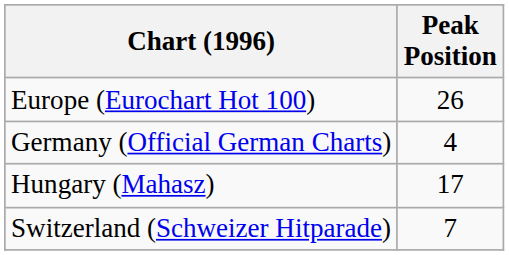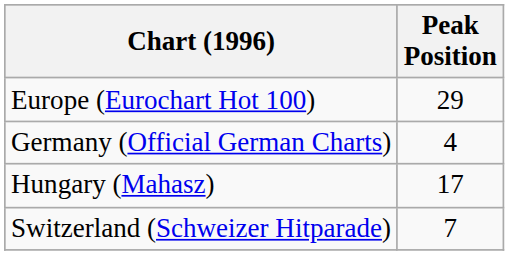(450, 99) 26 -> (450, 99) 29
